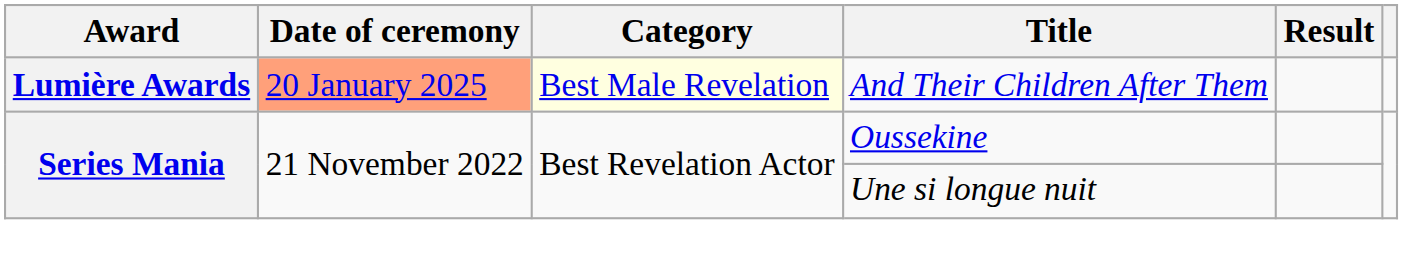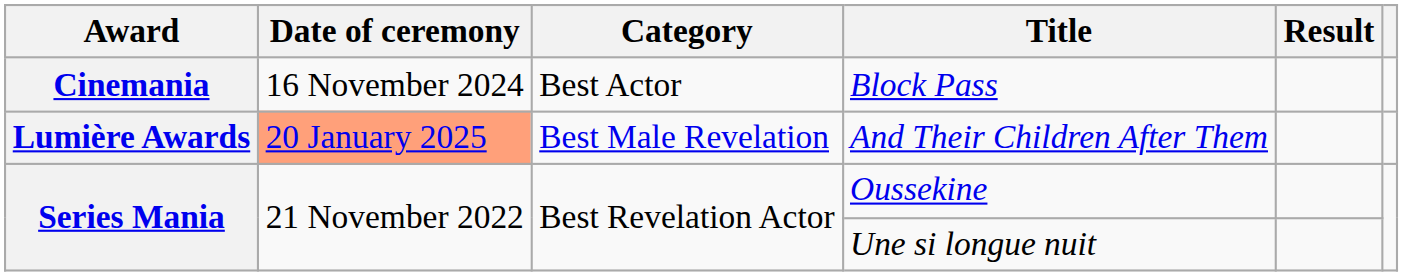+ row: (924, 84)
(684, 84) lightyellow background -> (684, 137) no background
